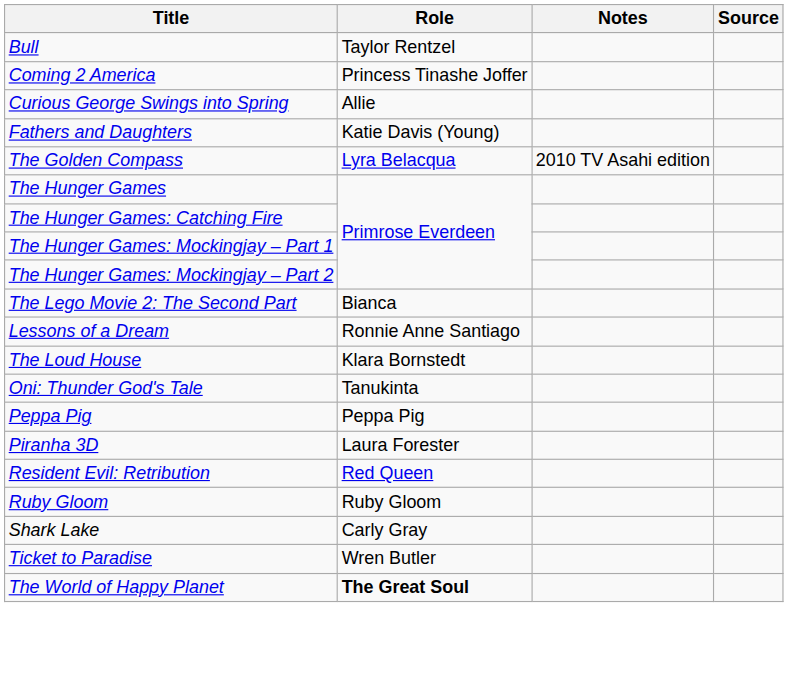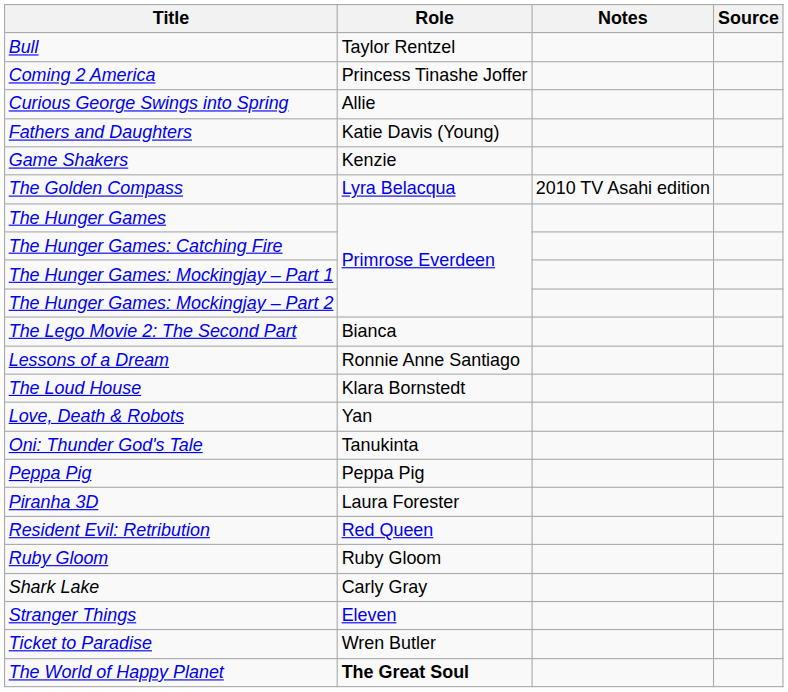+ row: (68, 160)
+ row: (96, 416)
+ row: (72, 615)
